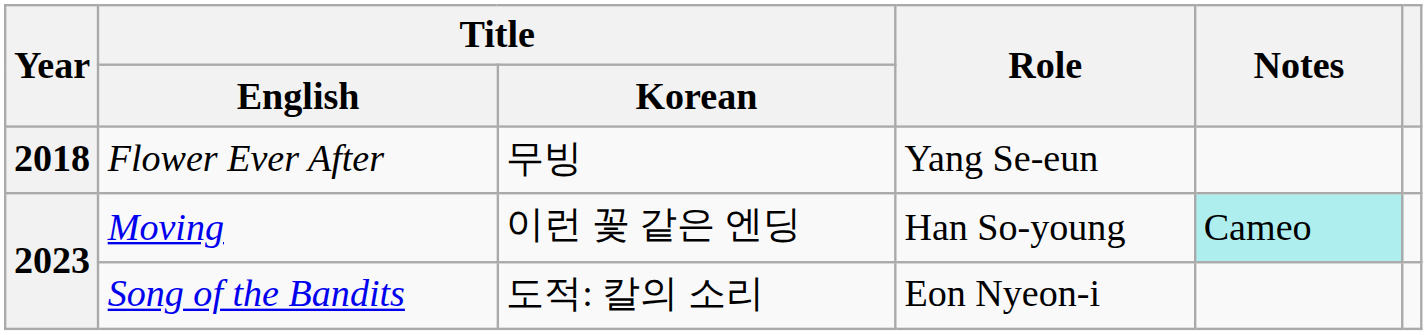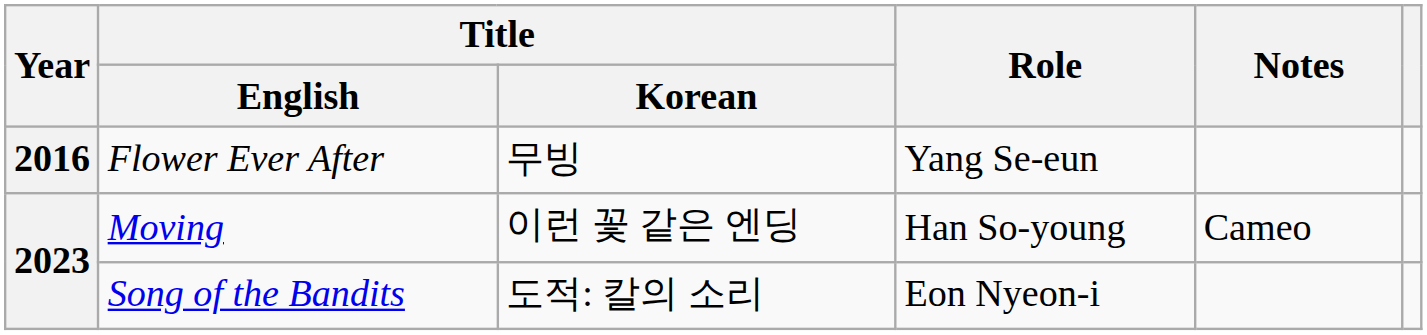(52, 159) 2018 -> (52, 159) 2016
(1258, 226) paleturquoise background -> (1258, 226) no background
